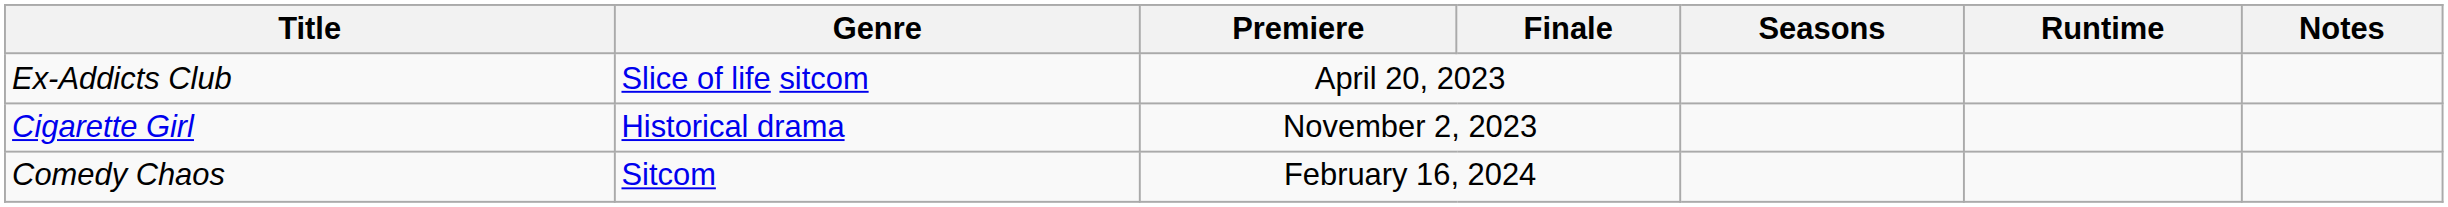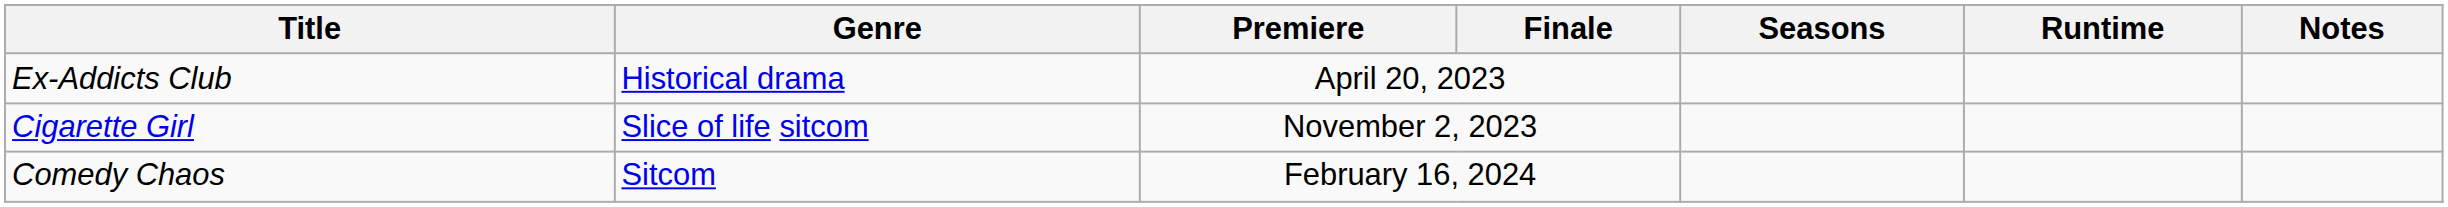(745, 77) Slice of life sitcom -> (733, 77) Historical drama
(733, 126) Historical drama -> (745, 126) Slice of life sitcom
